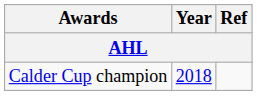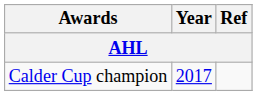(194, 76) 2018 -> (194, 76) 2017
